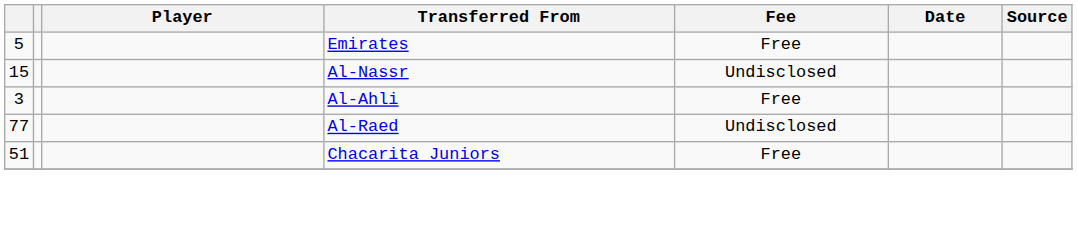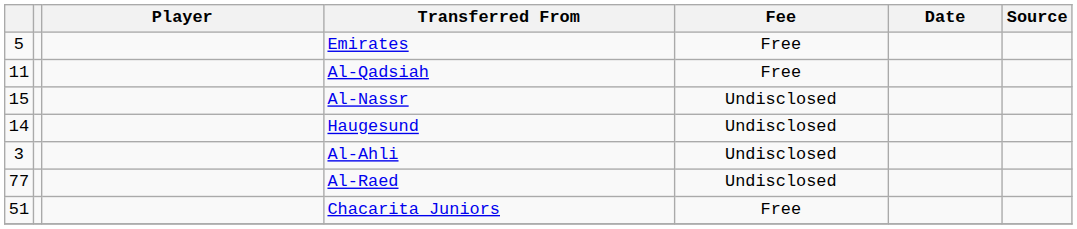+ row: (378, 73)
+ row: (373, 128)
(781, 101) Free -> (781, 155) Undisclosed
